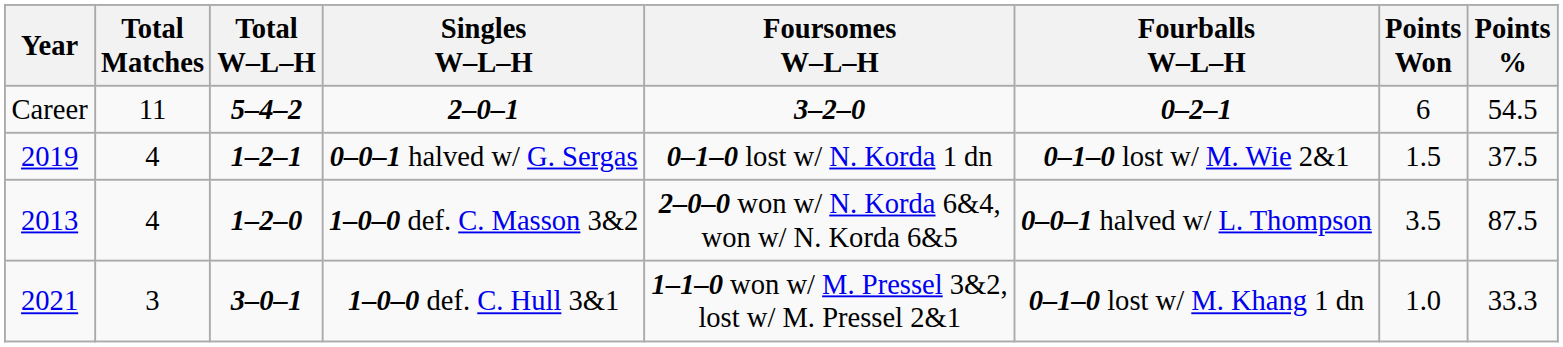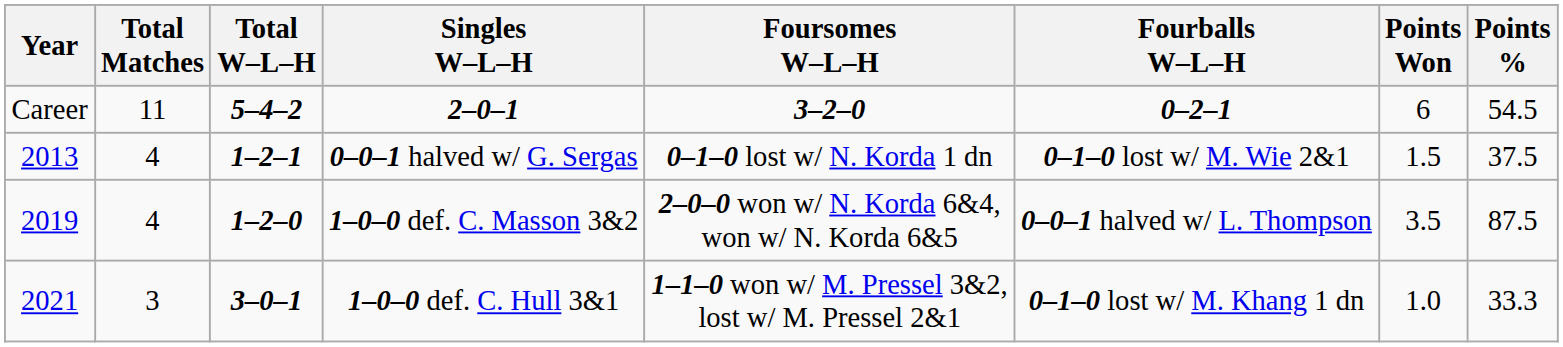(50, 156) 2019 -> (50, 156) 2013
(50, 220) 2013 -> (50, 220) 2019
